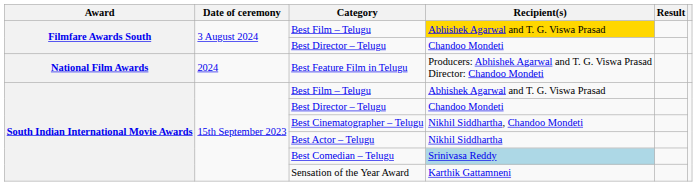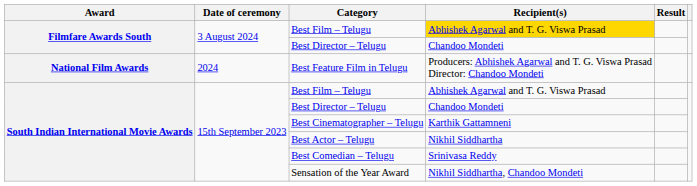(506, 123) Nikhil Siddhartha, Chandoo Mondeti -> (470, 123) Karthik Gattamneni
(462, 156) lightblue background -> (462, 156) no background
(470, 172) Karthik Gattamneni -> (506, 172) Nikhil Siddhartha, Chandoo Mondeti
